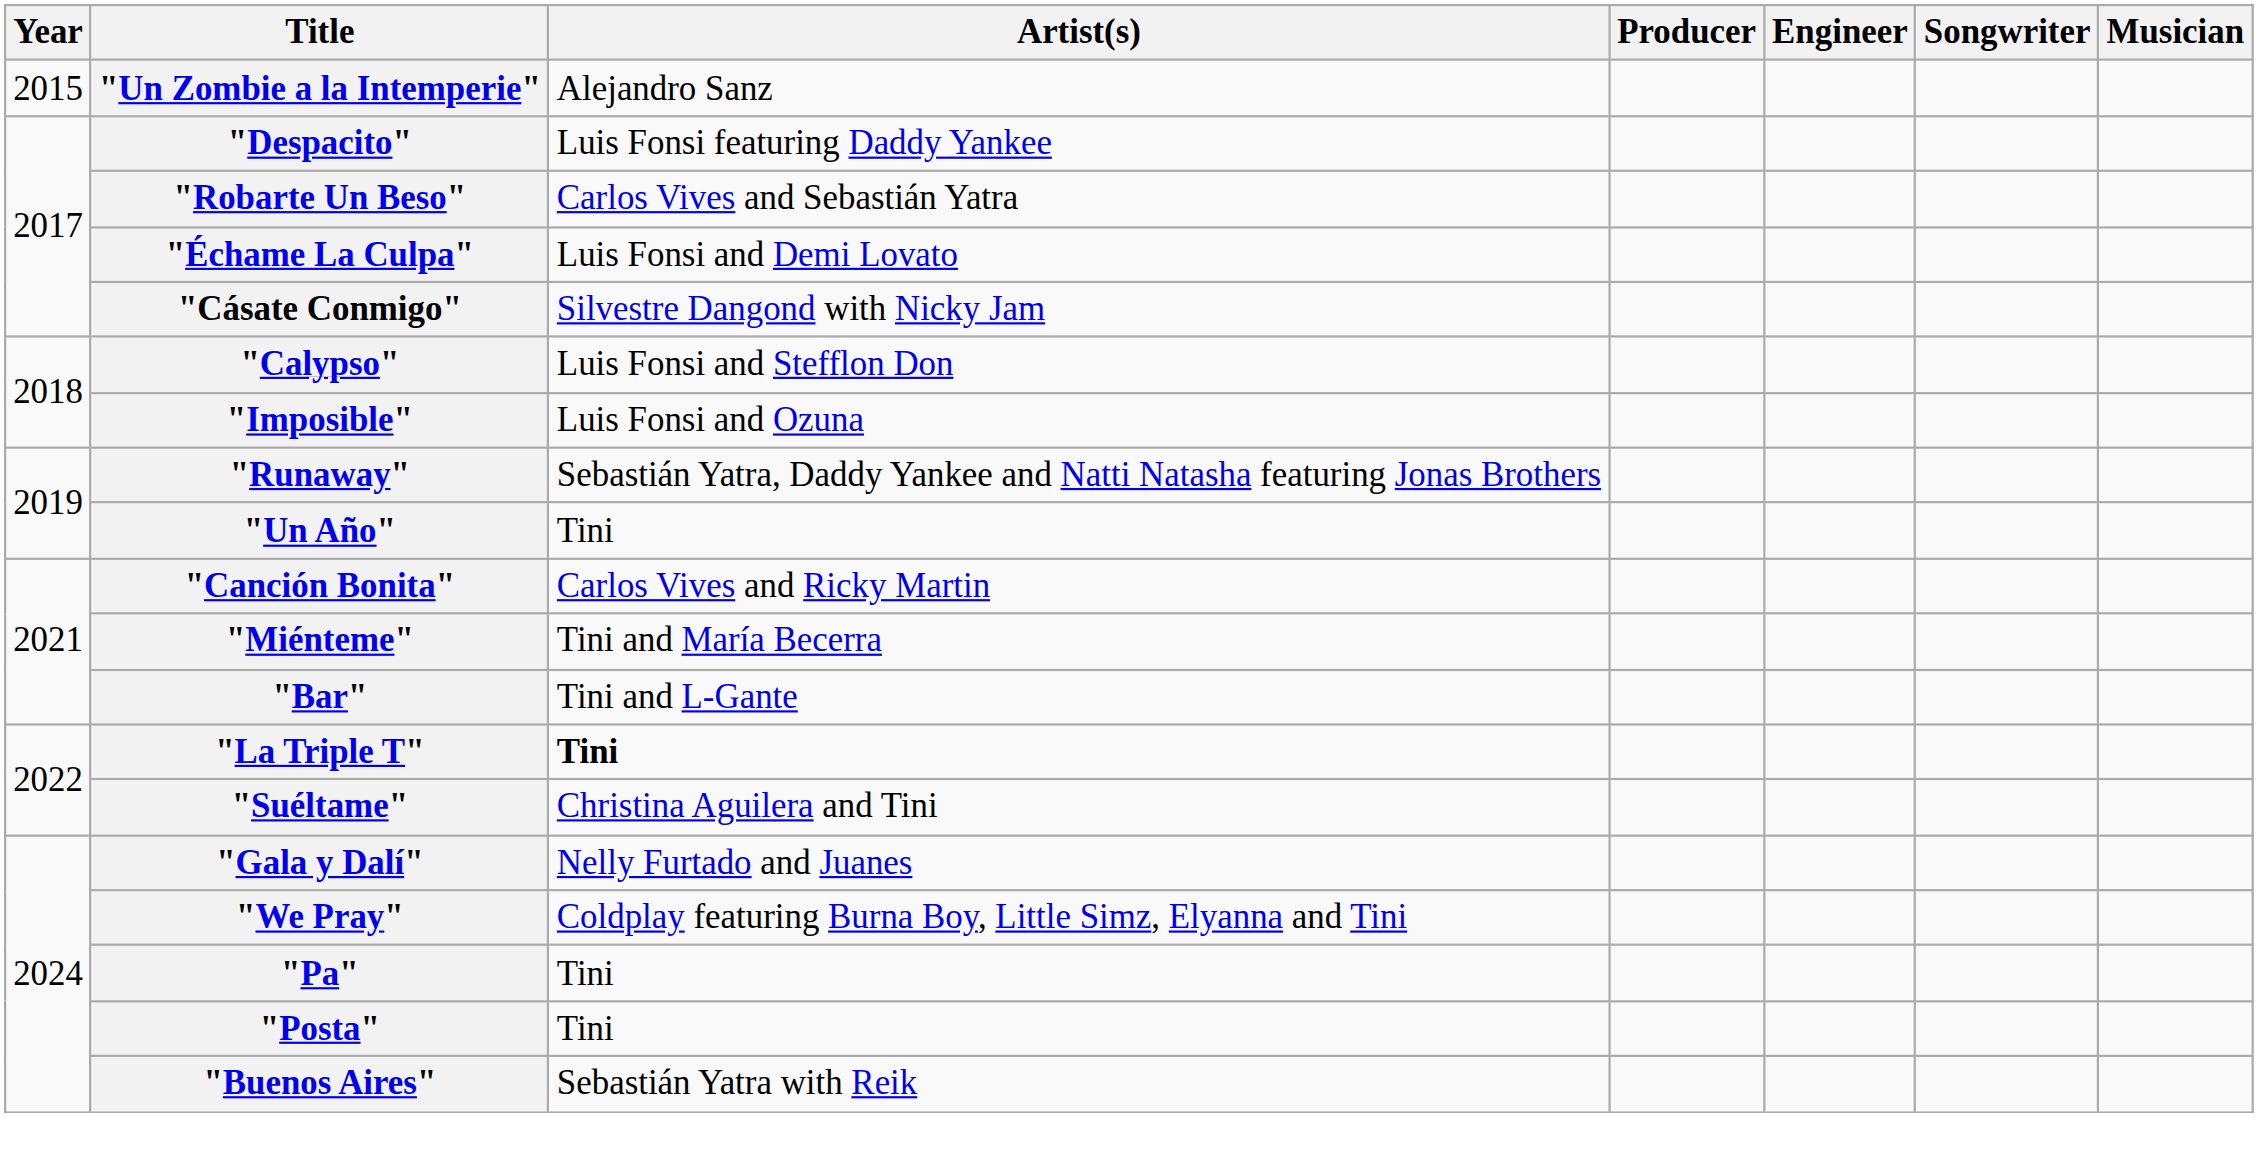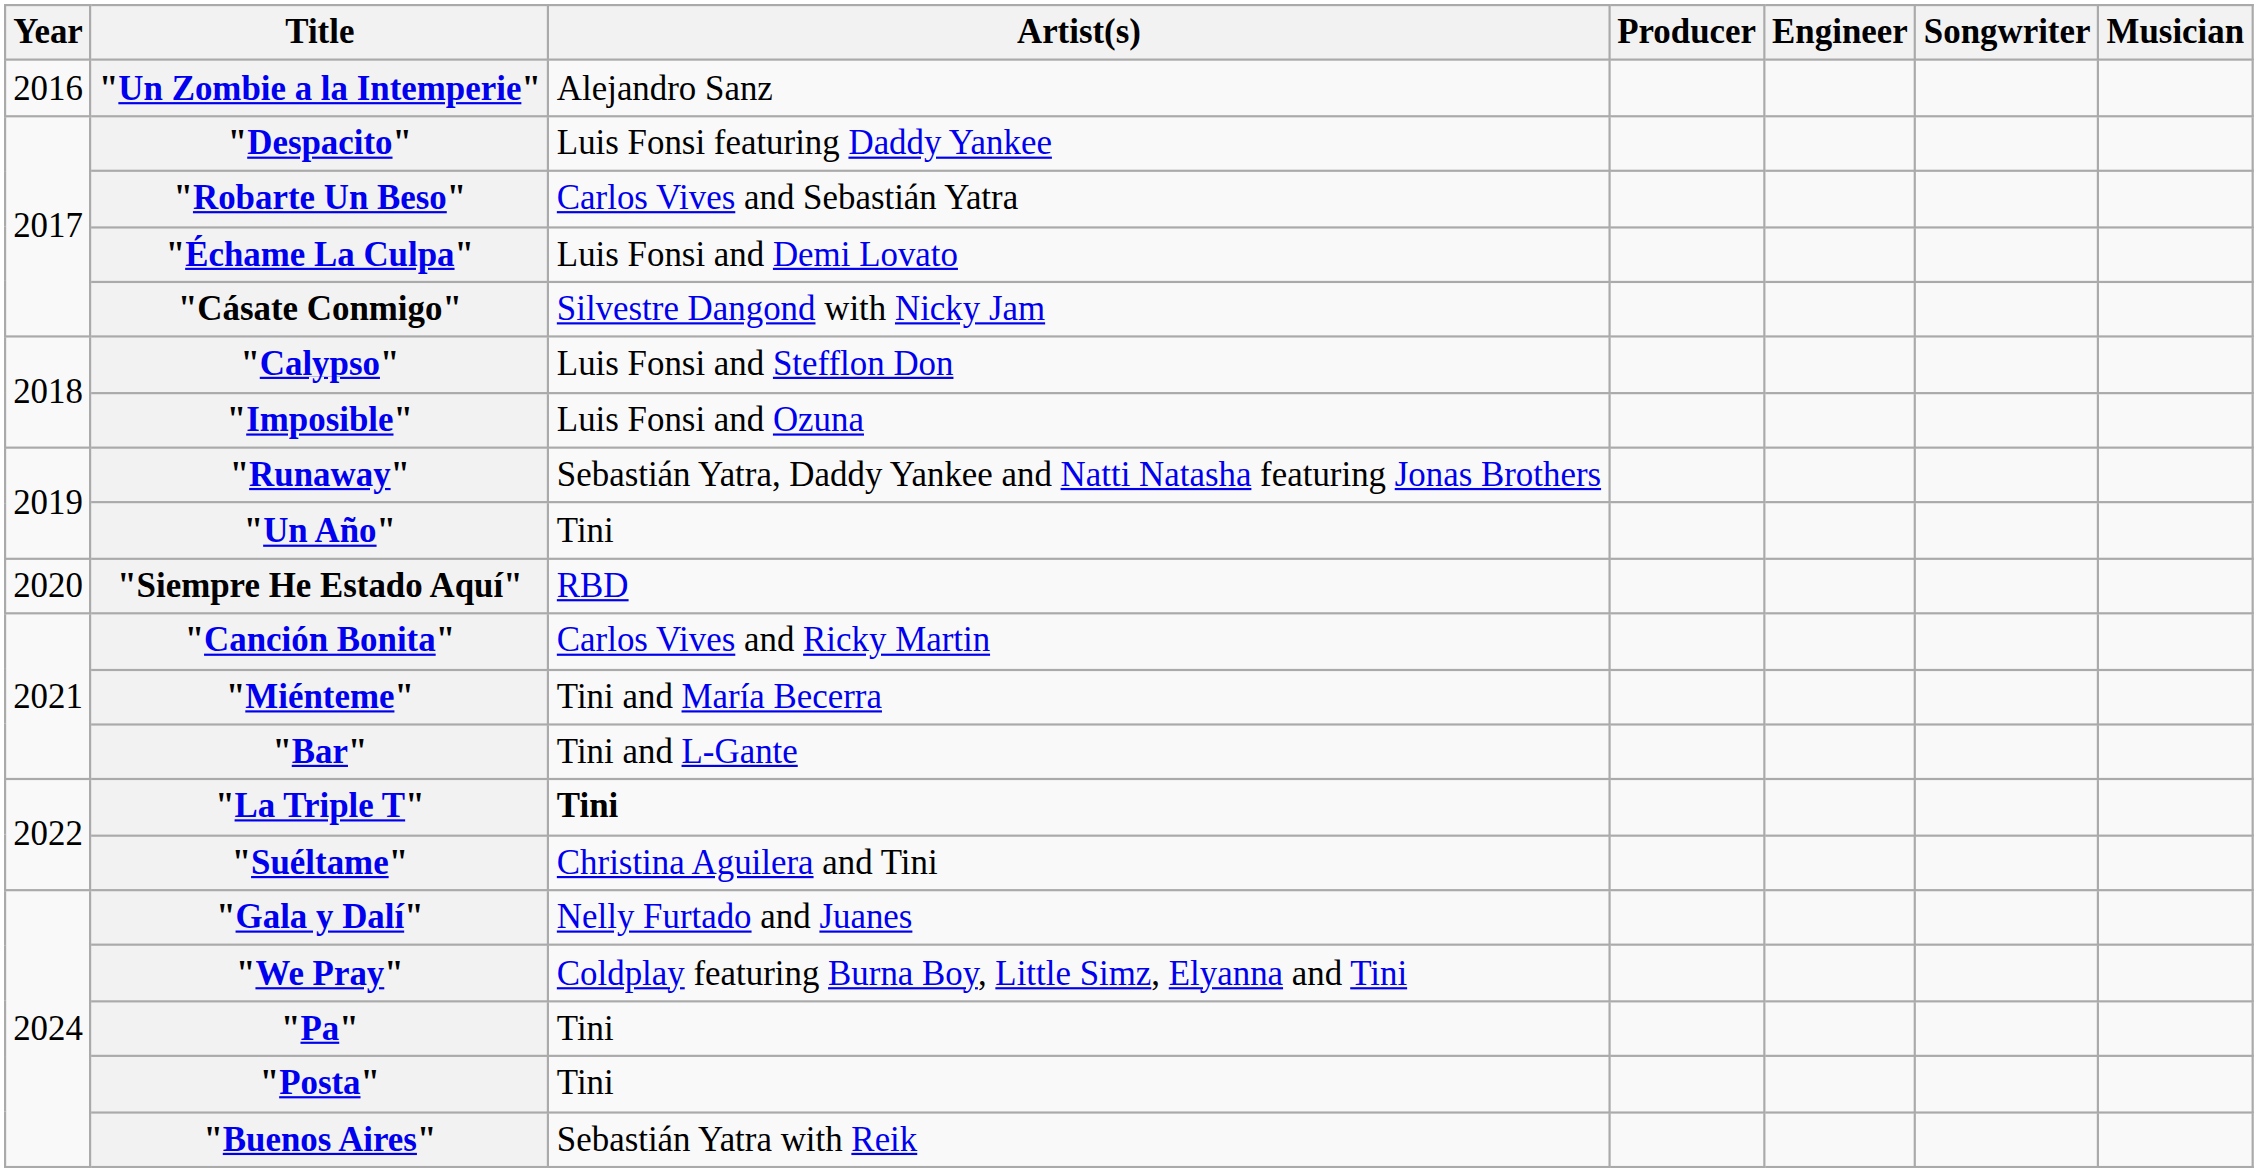(48, 87) 2015 -> (48, 87) 2016
+ row: (320, 585)
